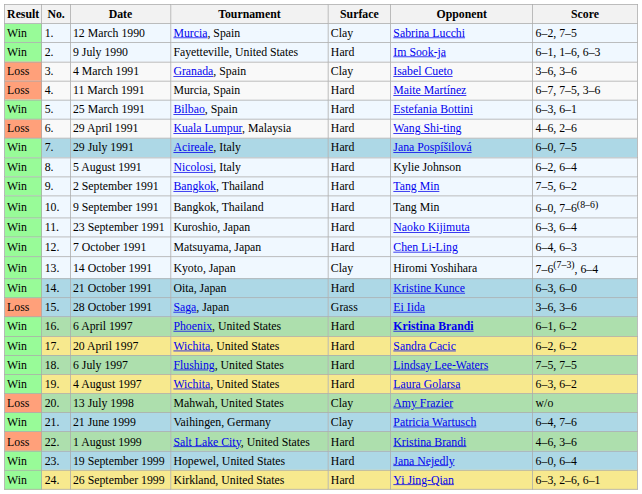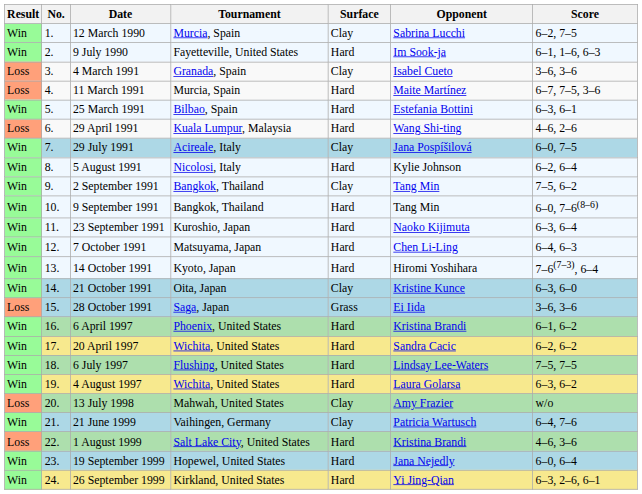(343, 147) Hard -> (342, 147) Clay
(343, 185) Hard -> (342, 185) Clay
(342, 267) Clay -> (343, 267) Hard
(343, 287) Hard -> (342, 287) Clay
(433, 326) bold -> (430, 326) normal
